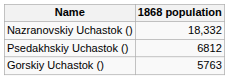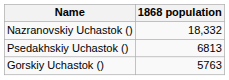(210, 48) 6812 -> (210, 48) 6813
